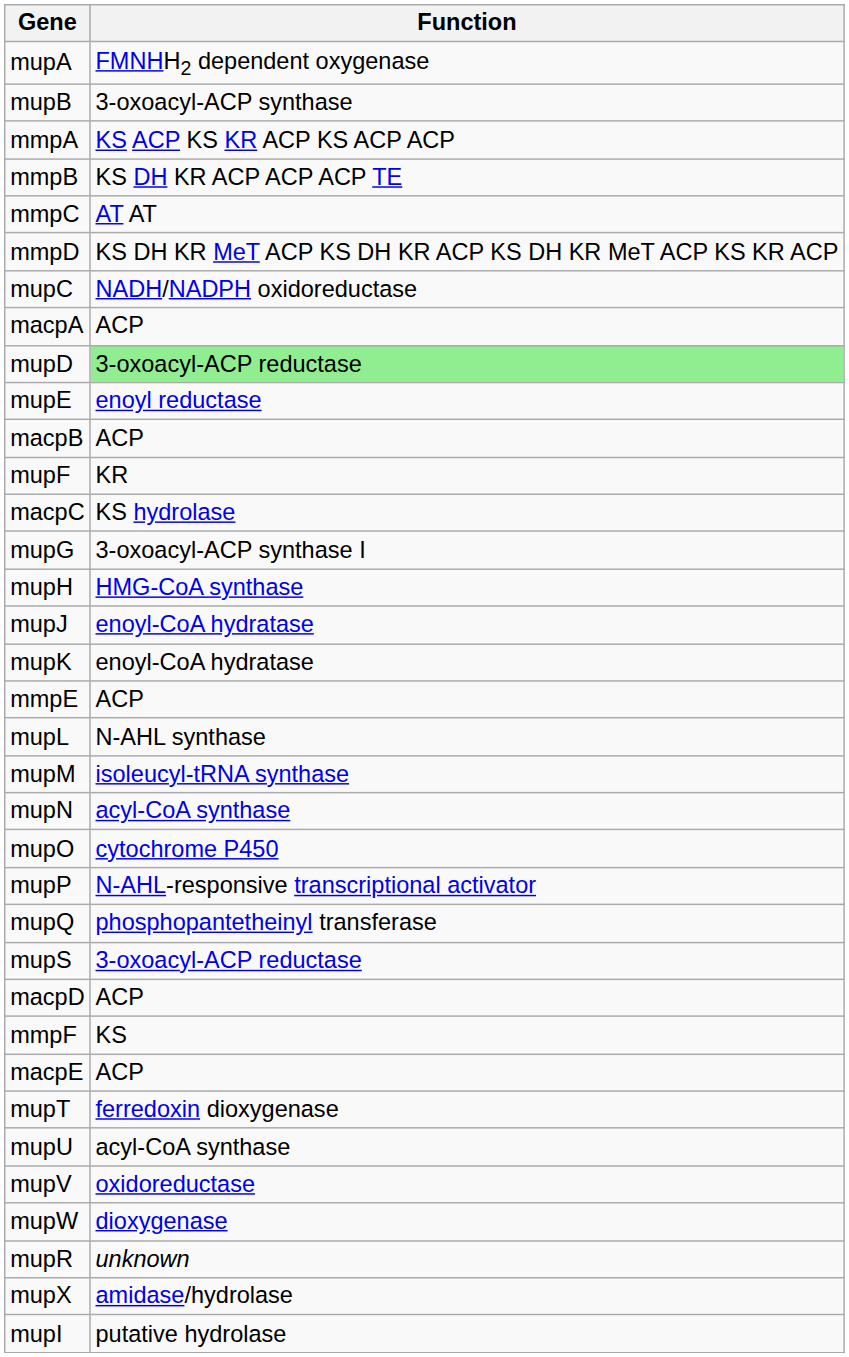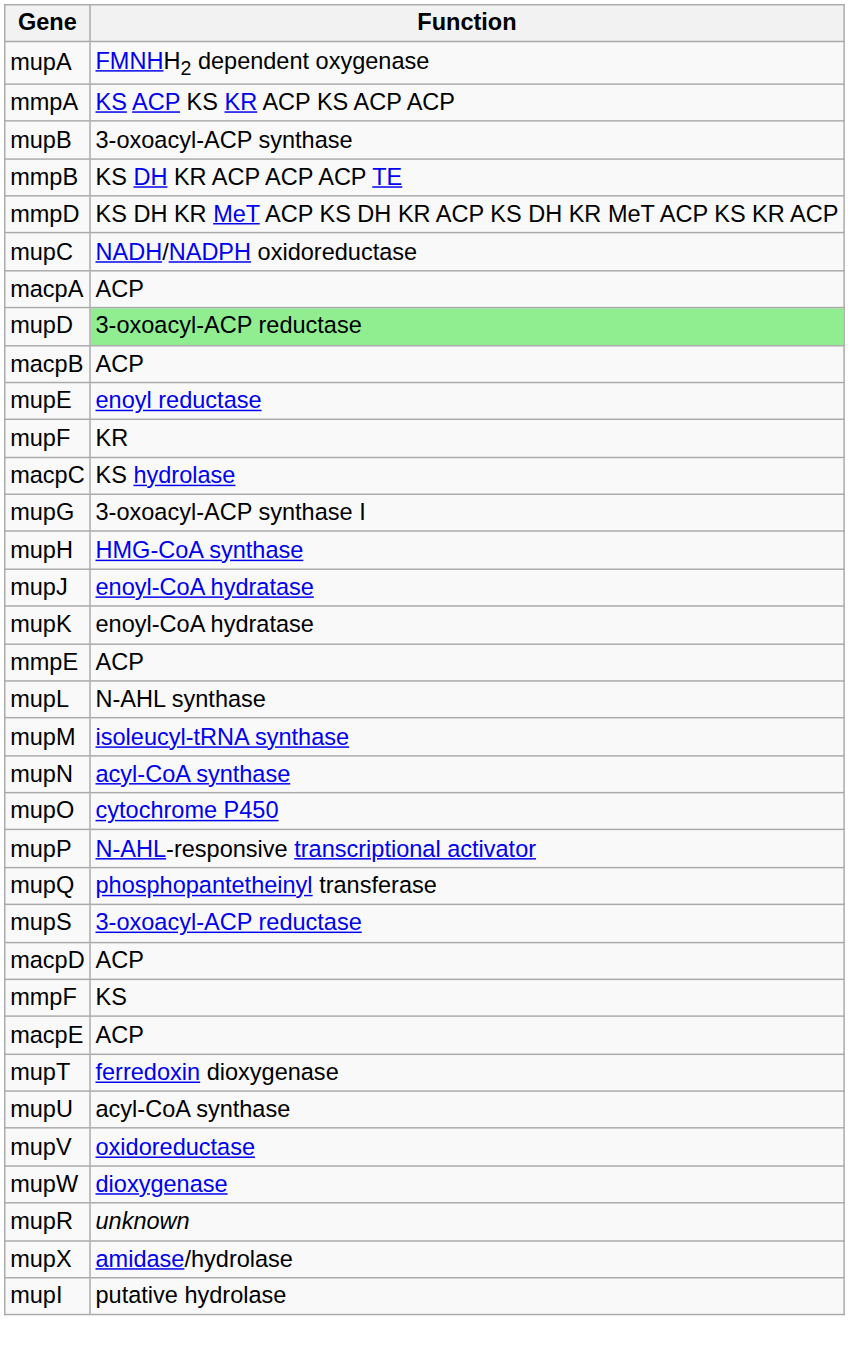rows swapped: (44, 139) <-> (41, 102)
- row: (45, 214)
rows swapped: (41, 400) <-> (47, 438)
